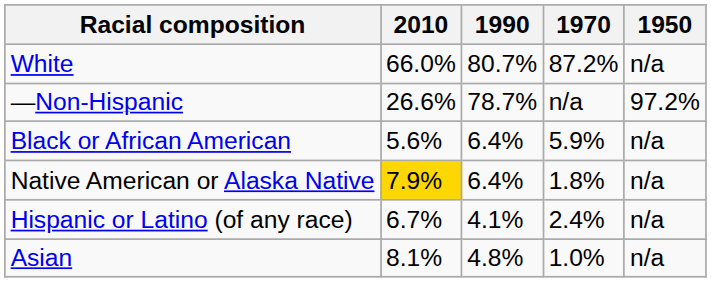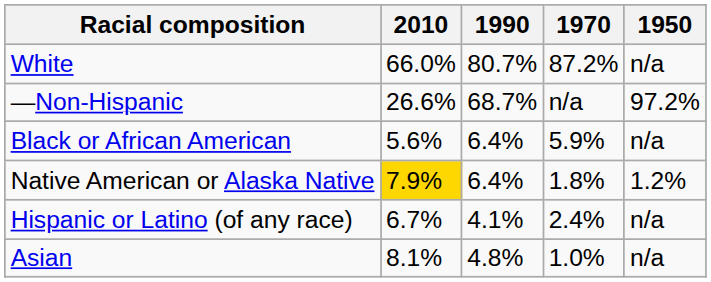(502, 103) 78.7% -> (502, 103) 68.7%
(647, 180) n/a -> (658, 180) 1.2%
